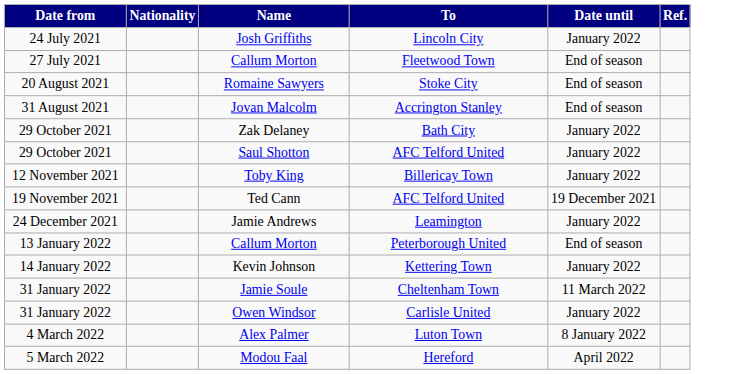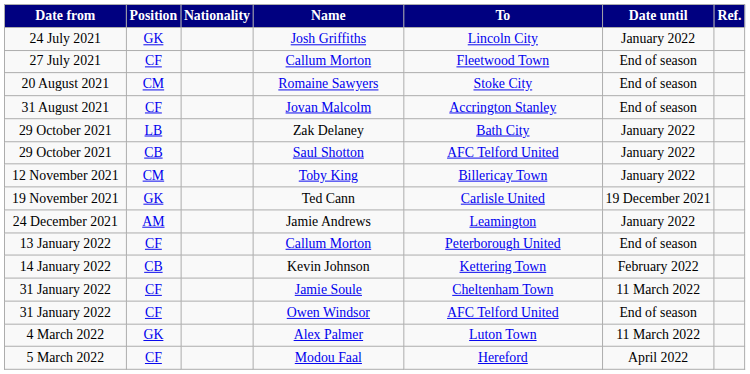+ column: (153, 16)
(448, 198) AFC Telford United -> (503, 198) Carlisle United
(604, 267) January 2022 -> (658, 267) February 2022
(448, 312) Carlisle United -> (503, 312) AFC Telford United
(604, 312) January 2022 -> (658, 312) End of season
(604, 335) 8 January 2022 -> (658, 335) 11 March 2022
